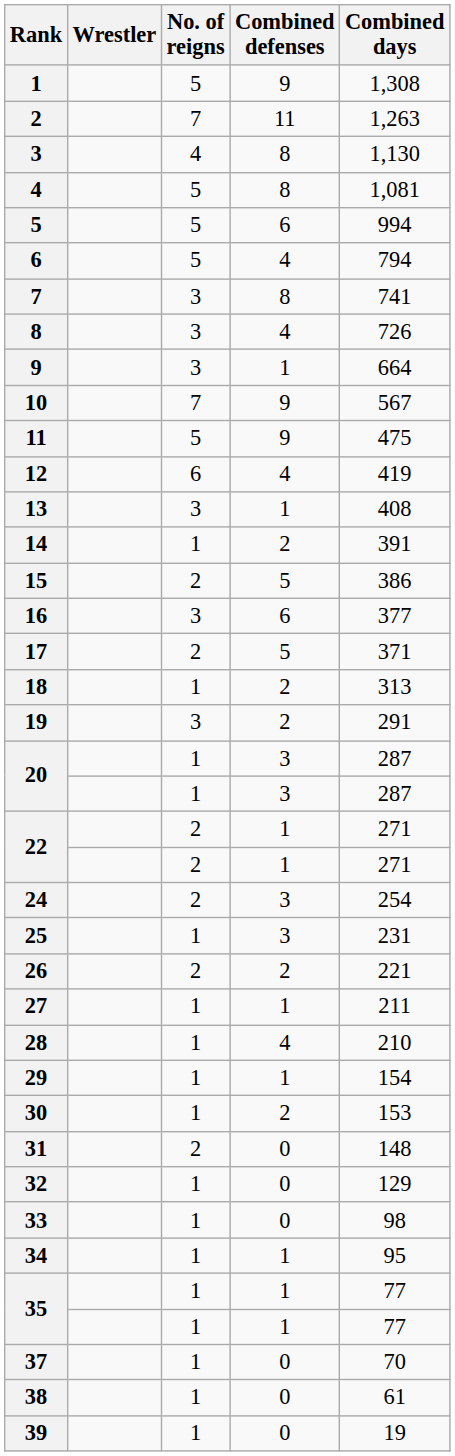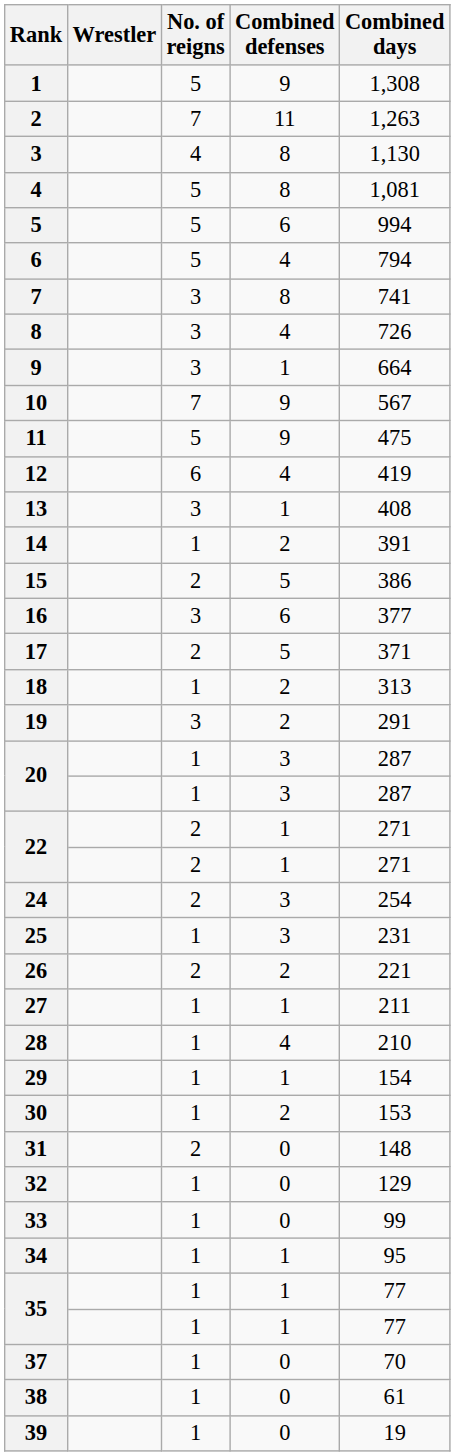(395, 1219) 98 -> (395, 1219) 99
